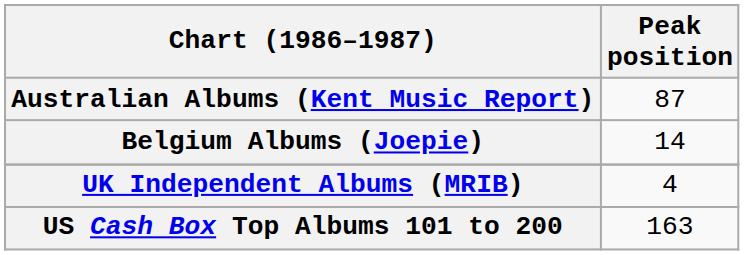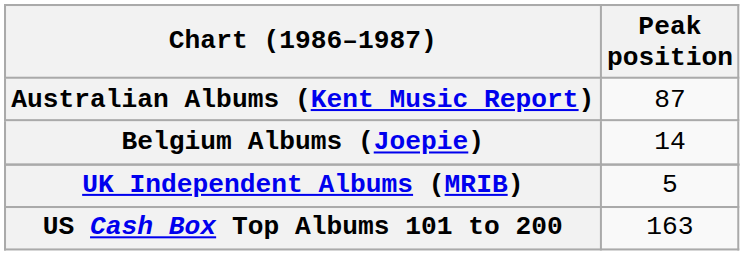(670, 185) 4 -> (670, 185) 5
